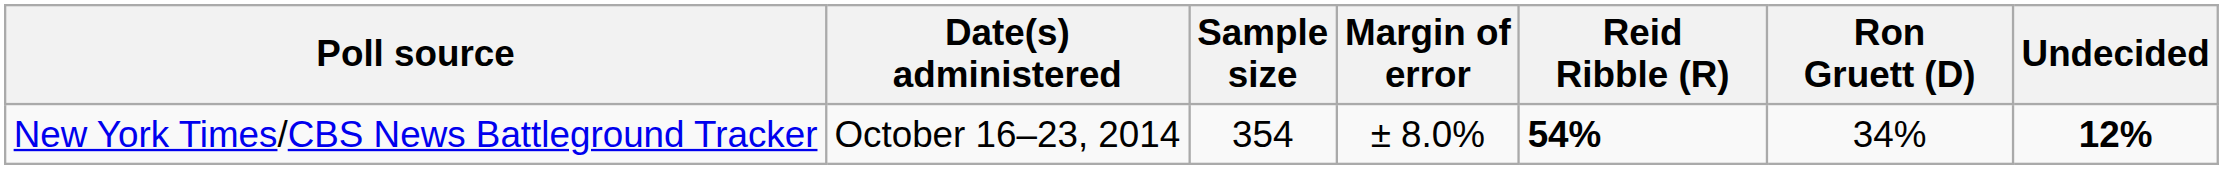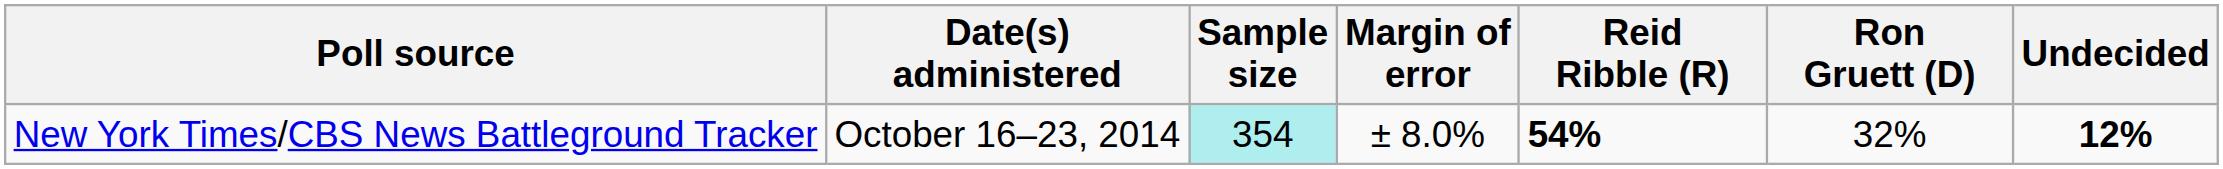(1263, 133) no background -> (1263, 133) paleturquoise background
(1890, 133) 34% -> (1890, 133) 32%
